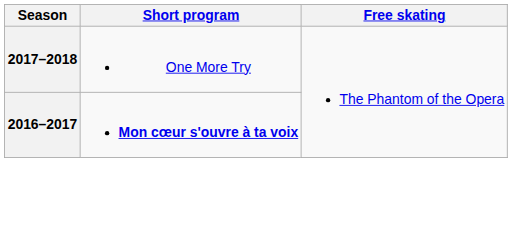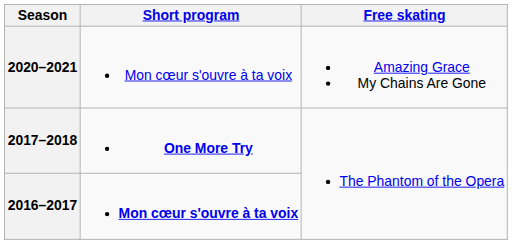+ row: (42, 67)
(191, 67) normal -> (191, 148) bold
